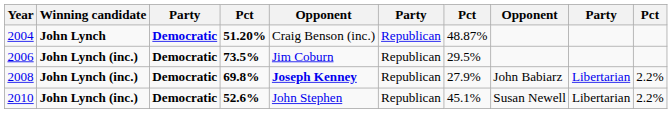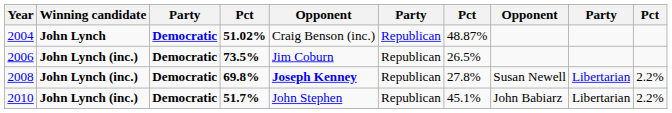(245, 35) 51.20% -> (245, 35) 51.02%
(464, 56) 29.5% -> (464, 56) 26.5%
(464, 77) 27.9% -> (464, 77) 27.8%
(528, 77) John Babiarz -> (530, 77) Susan Newell
(241, 98) 52.6% -> (241, 98) 51.7%
(530, 98) Susan Newell -> (528, 98) John Babiarz
